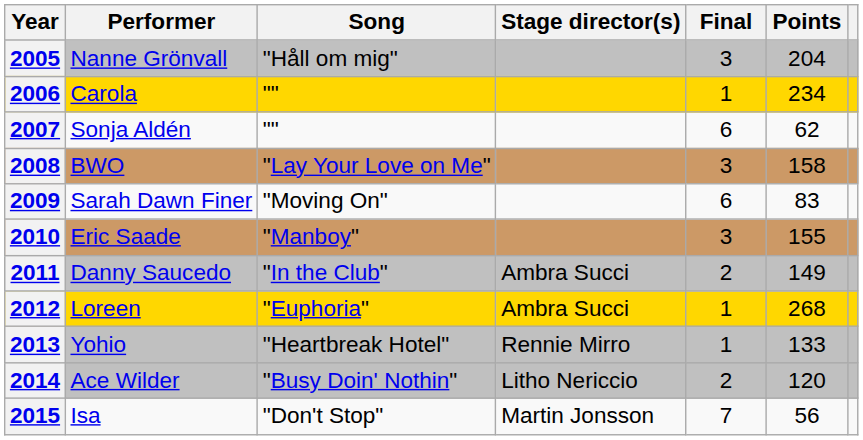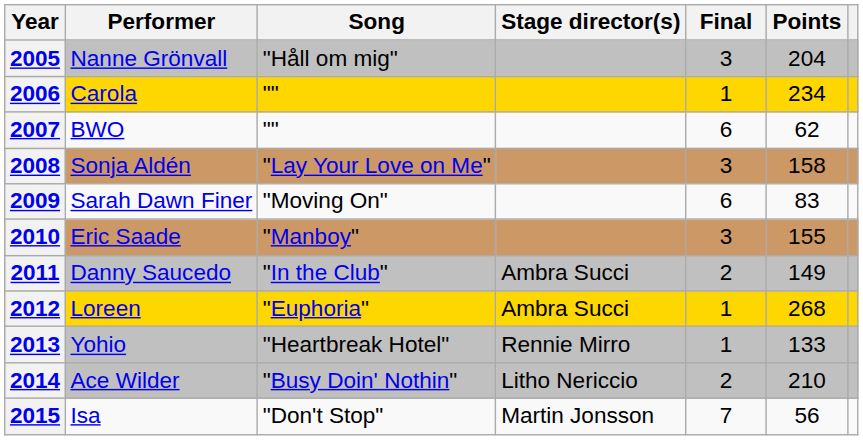(131, 129) Sonja Aldén -> (97, 129) BWO
(97, 165) BWO -> (131, 165) Sonja Aldén
(807, 380) 120 -> (807, 380) 210
